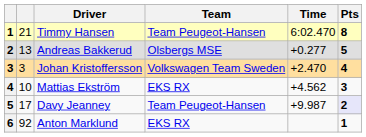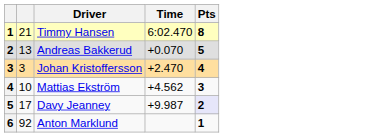- column: (216, 14)
(308, 50) +0.277 -> (165, 50) +0.070
